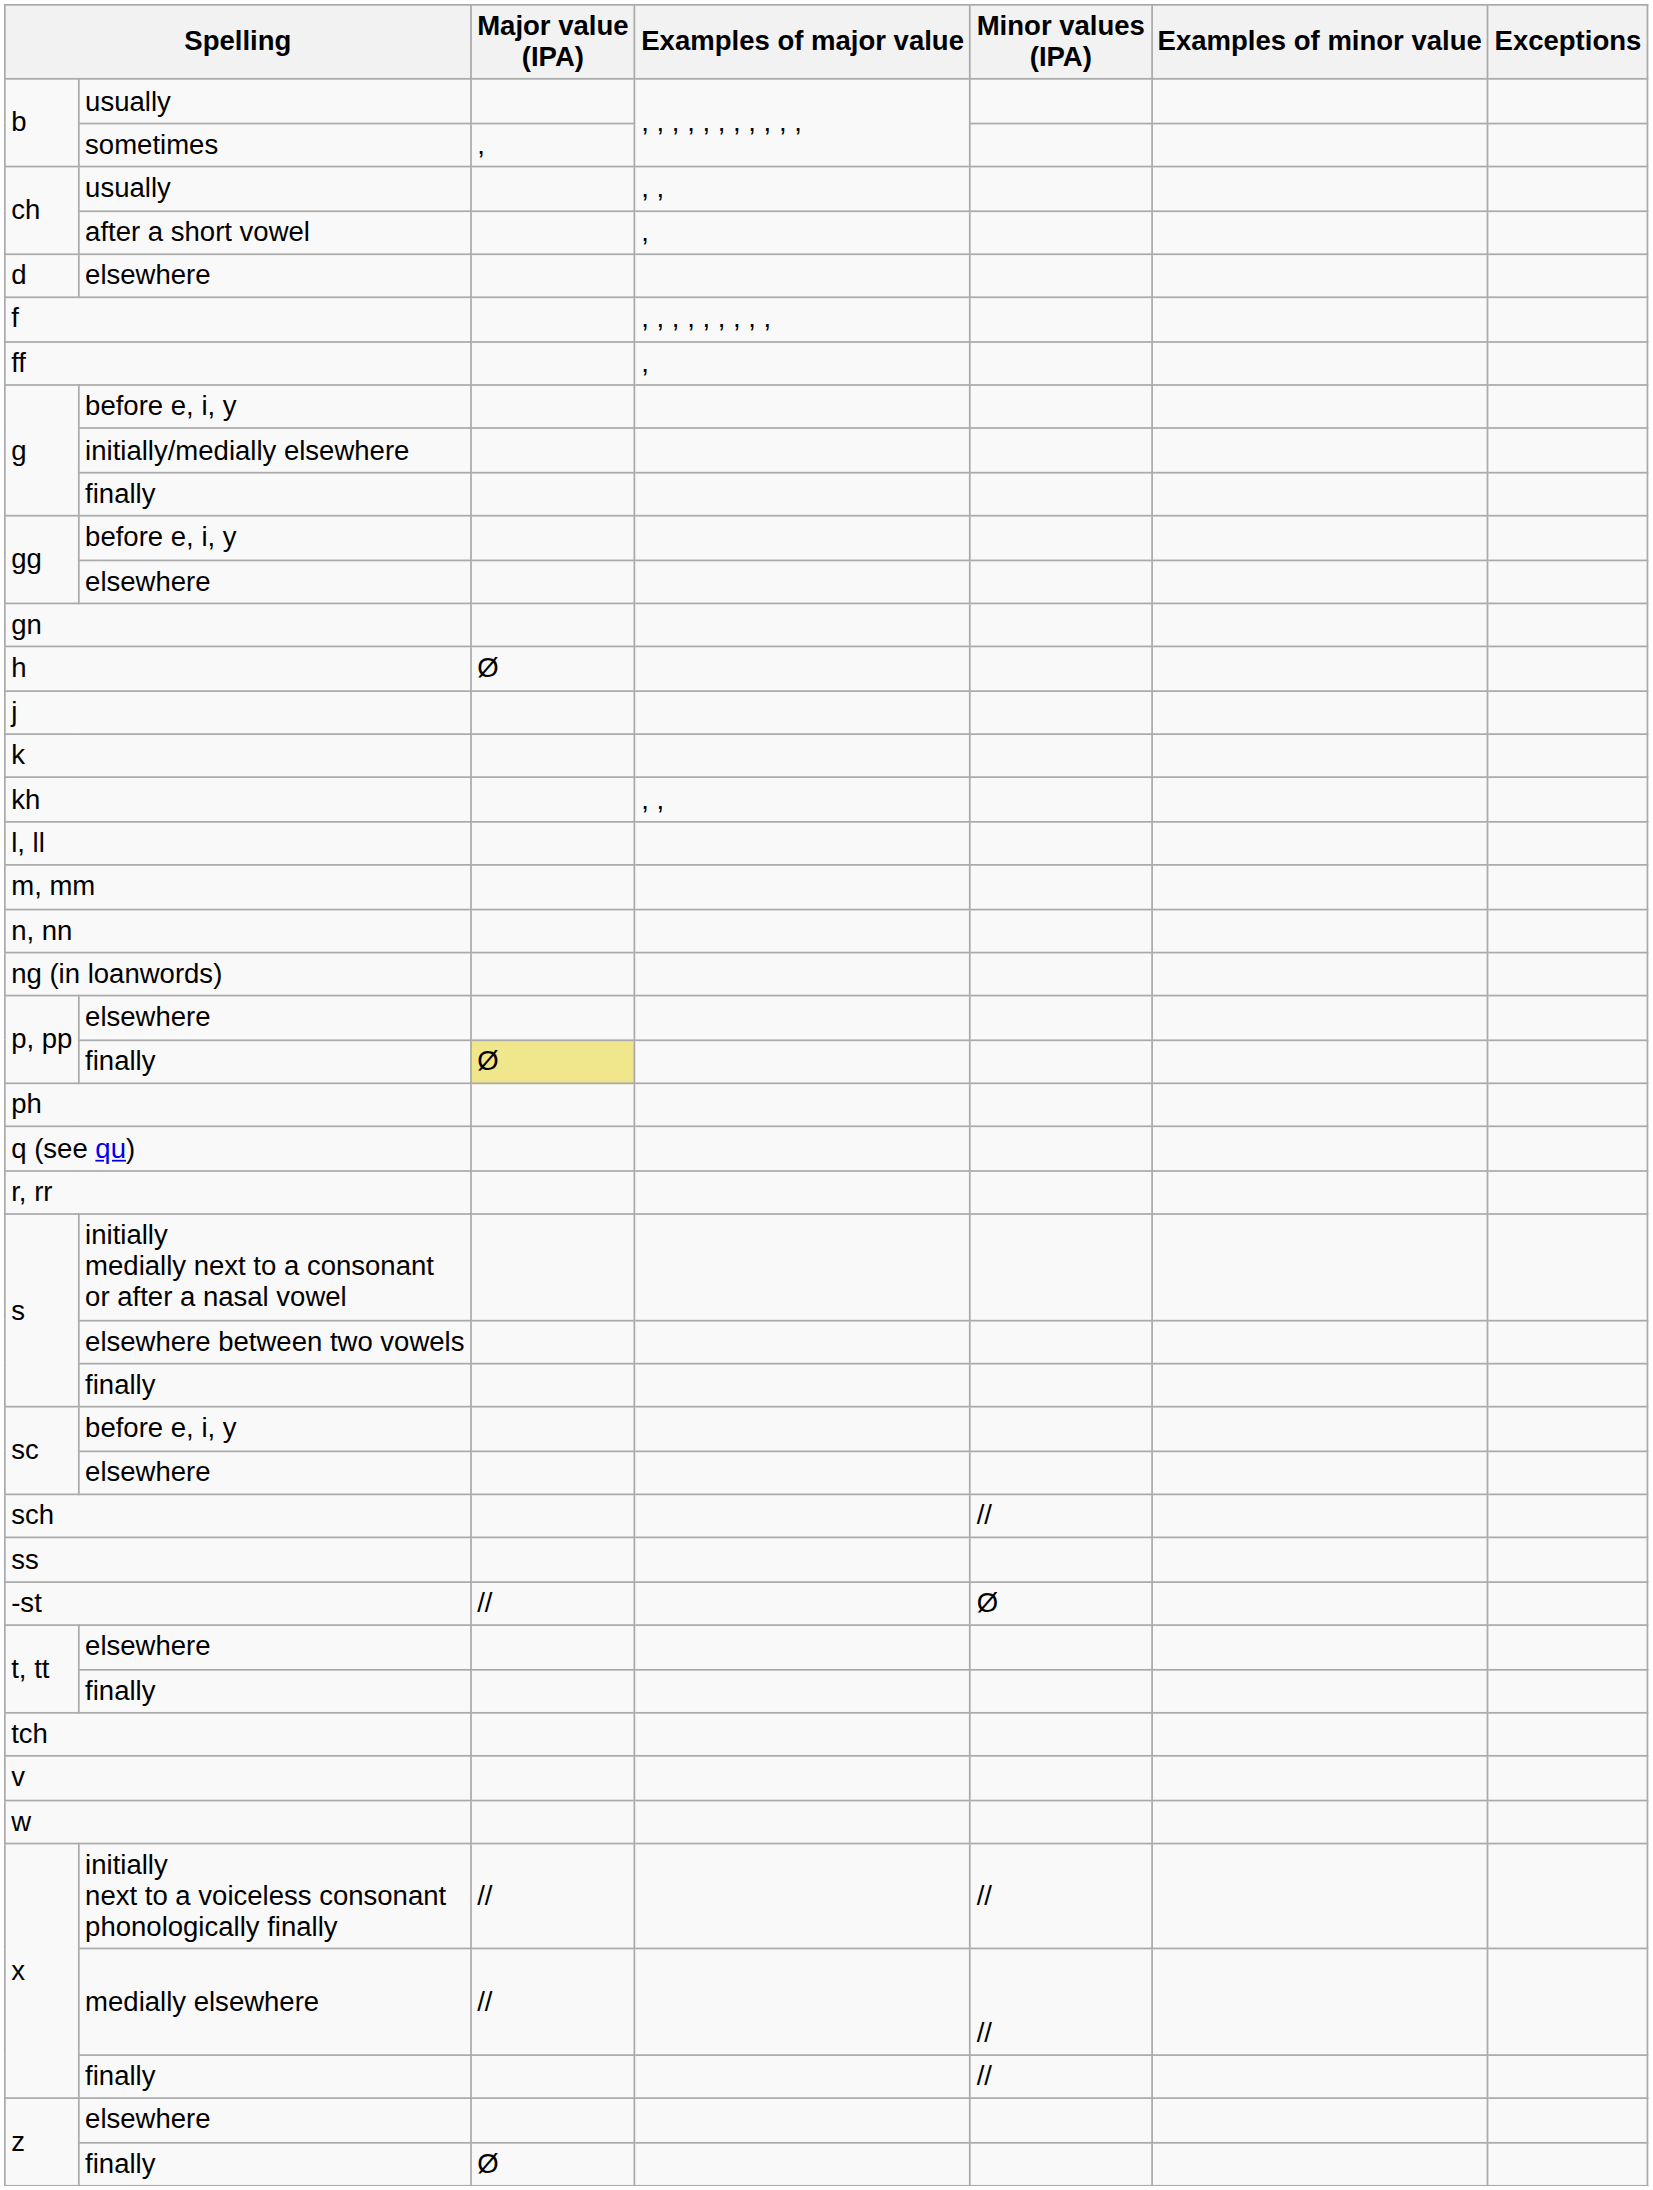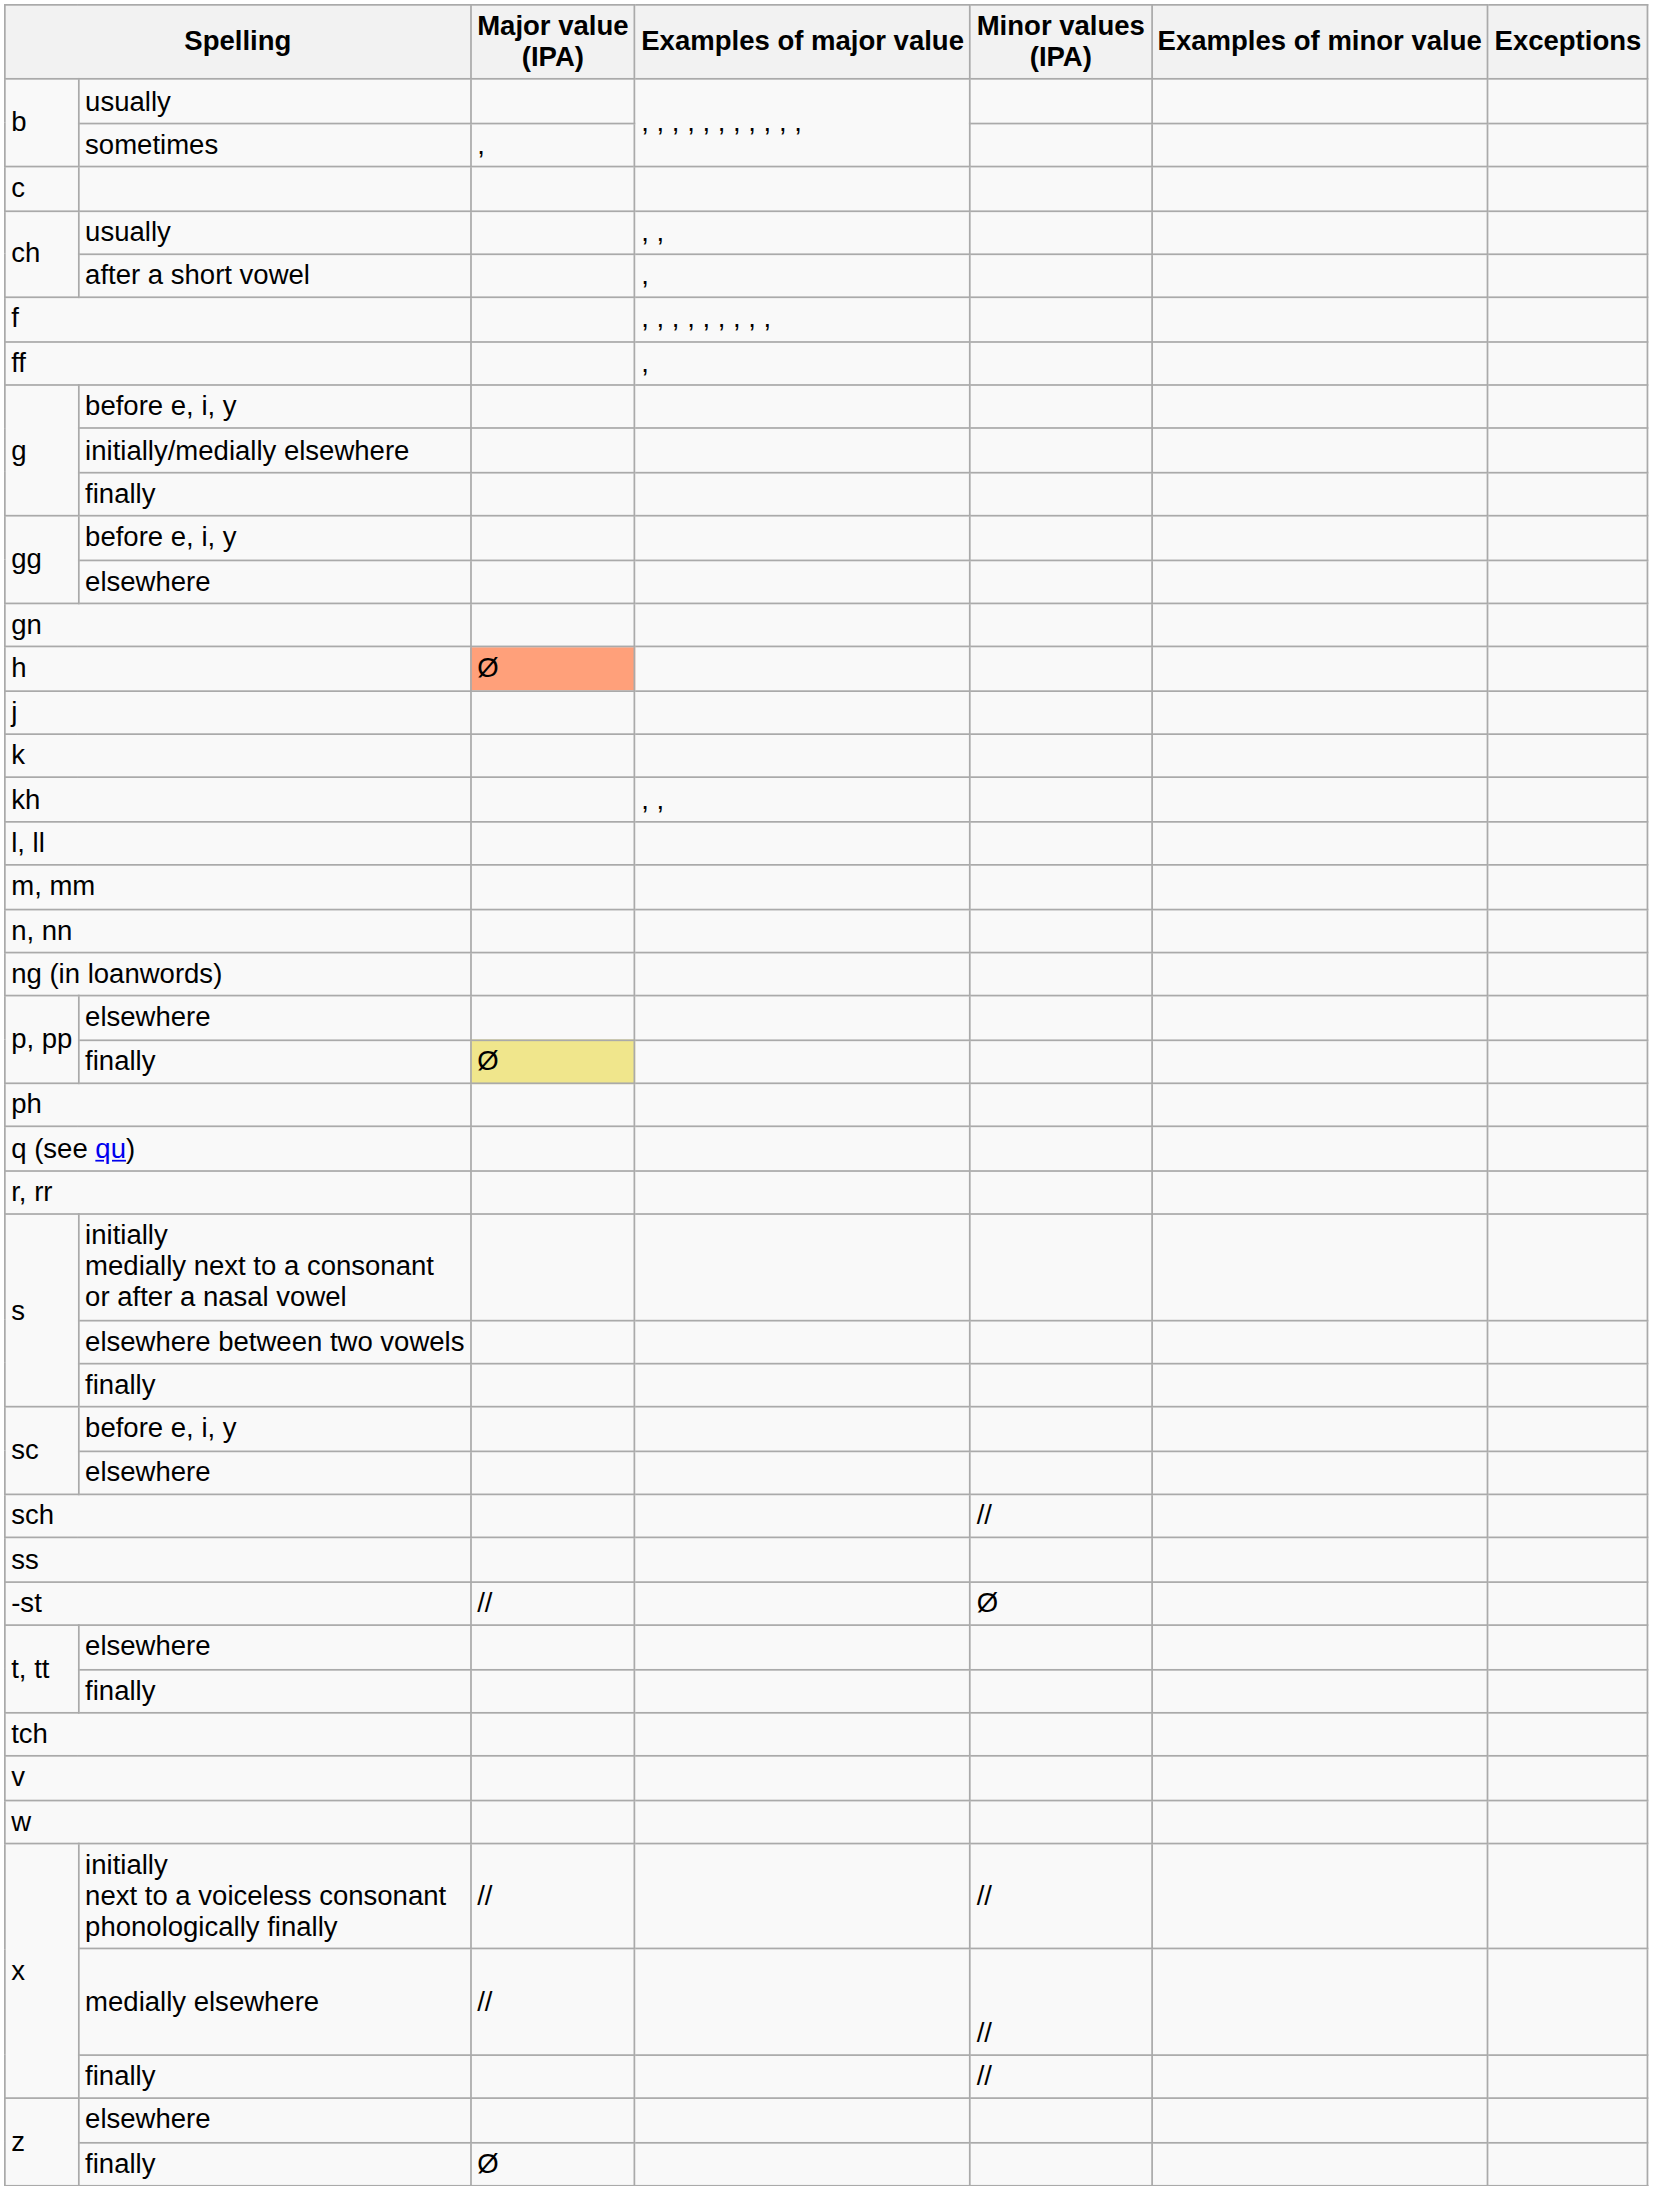+ row: (18, 188)
- row: (19, 275)
(488, 668) no background -> (488, 668) lightsalmon background
